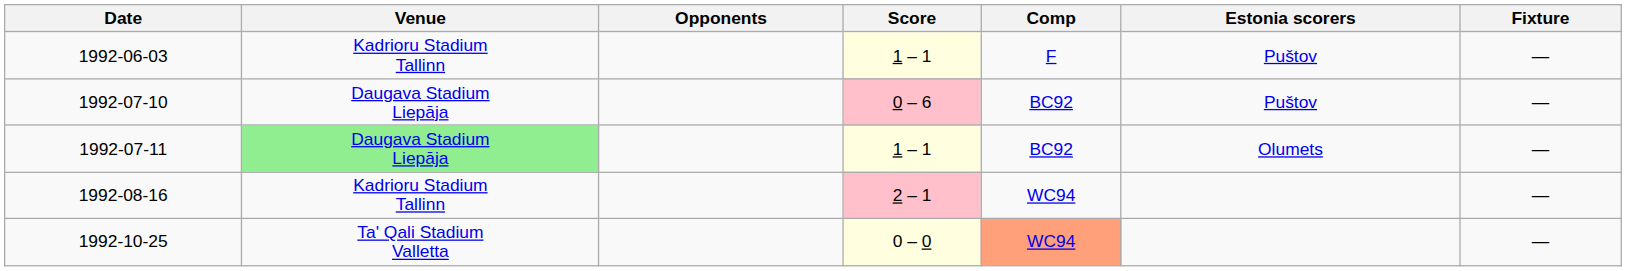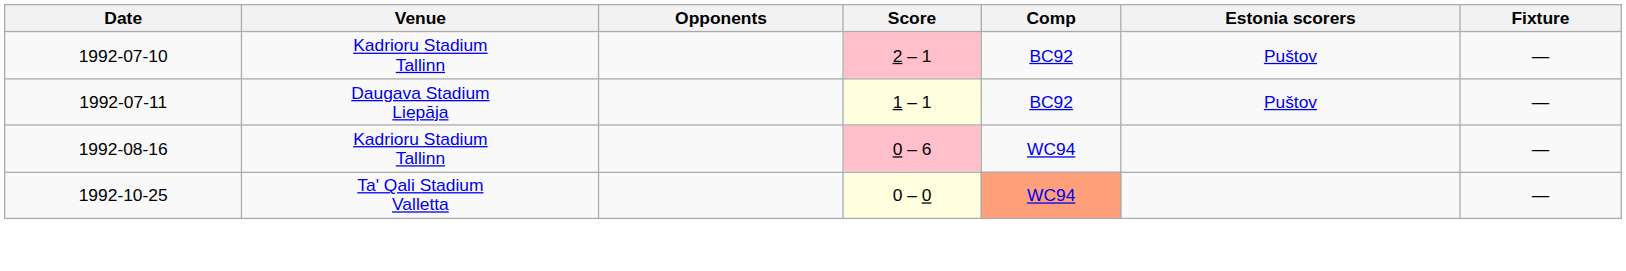- row: (123, 55)
(420, 102) Daugava Stadium Liepāja -> (420, 55) Kadrioru Stadium Tallinn
(912, 102) 0 – 6 -> (912, 55) 2 – 1
(420, 148) lightgreen background -> (420, 102) no background
(1290, 148) Olumets -> (1290, 102) Puštov
(912, 195) 2 – 1 -> (912, 148) 0 – 6
